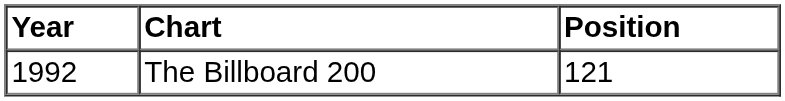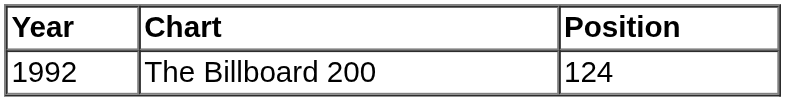(589, 72) 121 -> (589, 72) 124
